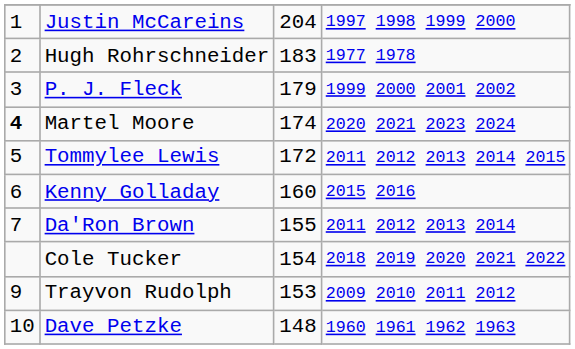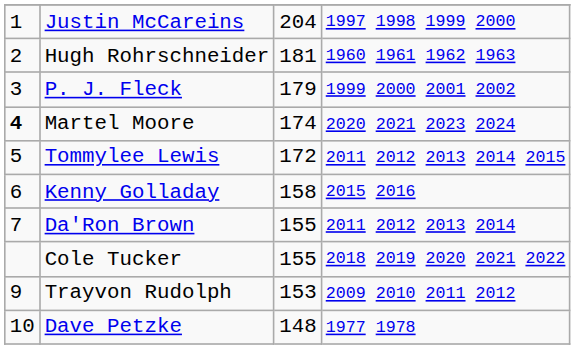(298, 56) 183 -> (298, 56) 181
(371, 56) 1977 1978 -> (421, 56) 1960 1961 1962 1963
(298, 191) 160 -> (298, 191) 158
(298, 259) 154 -> (298, 259) 155
(421, 327) 1960 1961 1962 1963 -> (371, 327) 1977 1978
